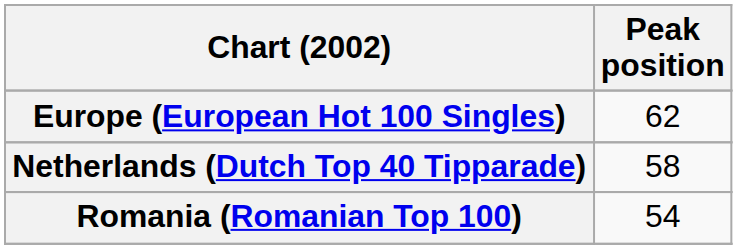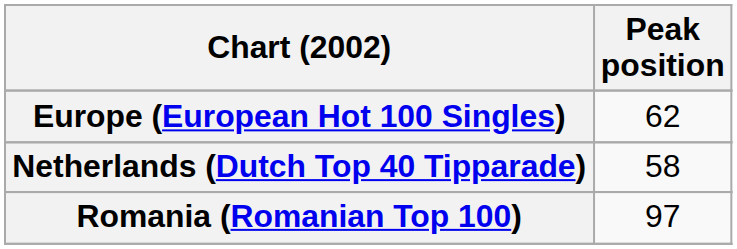(663, 217) 54 -> (663, 217) 97
